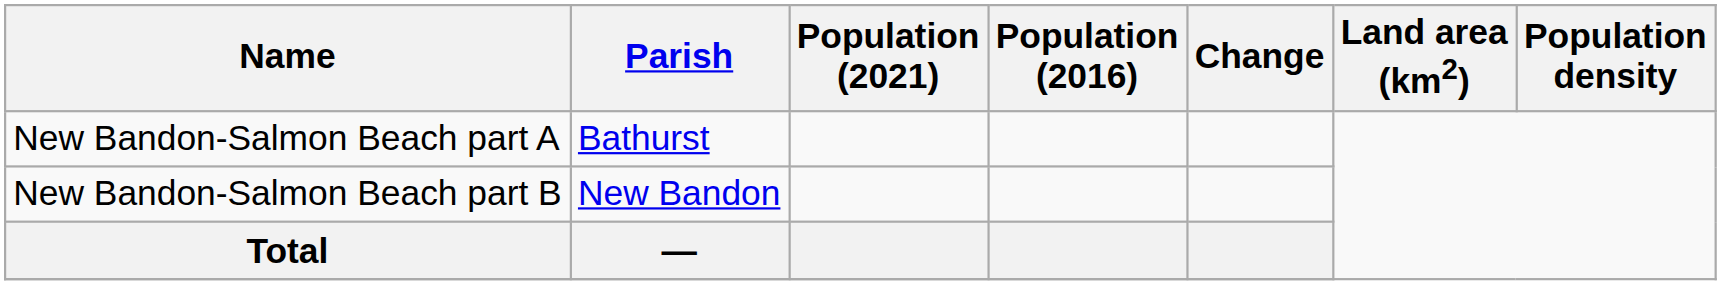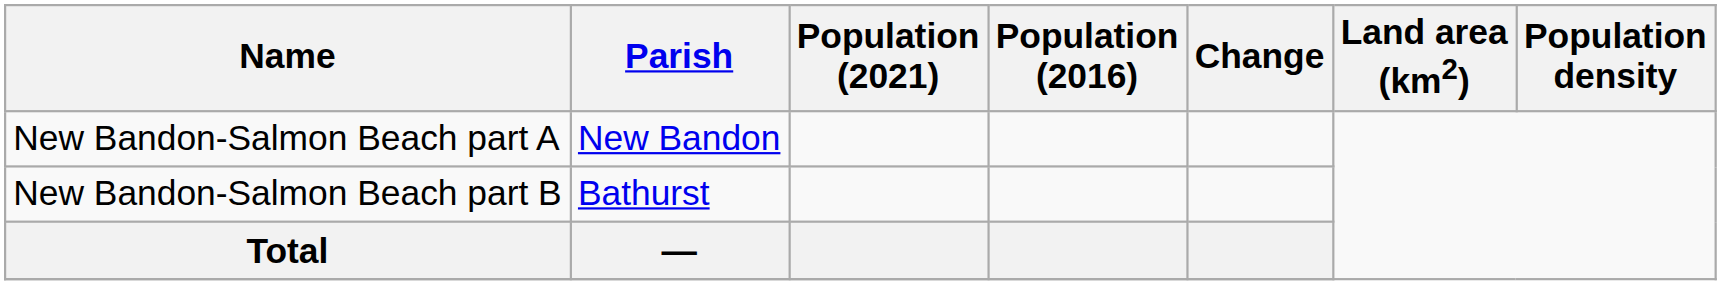(644, 137) Bathurst -> (679, 137) New Bandon
(679, 194) New Bandon -> (644, 194) Bathurst
